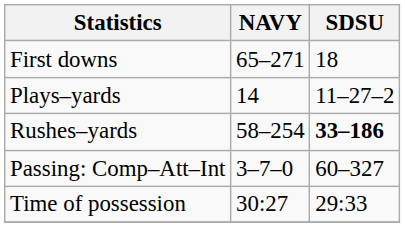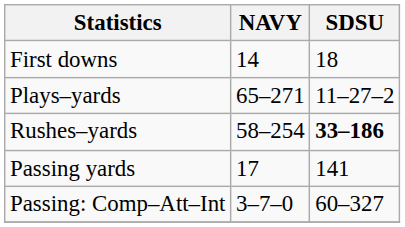(270, 58) 65–271 -> (247, 58) 14
(247, 95) 14 -> (270, 95) 65–271
+ row: (73, 167)
- row: (98, 204)
